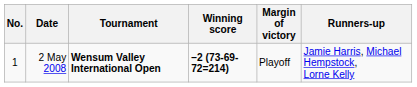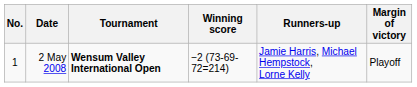columns swapped: (279, 24) <-> (356, 24)
(215, 63) bold -> (215, 63) normal
